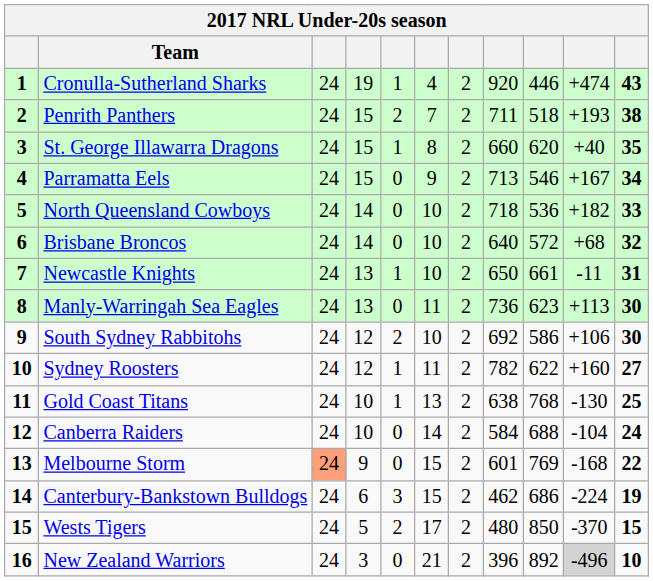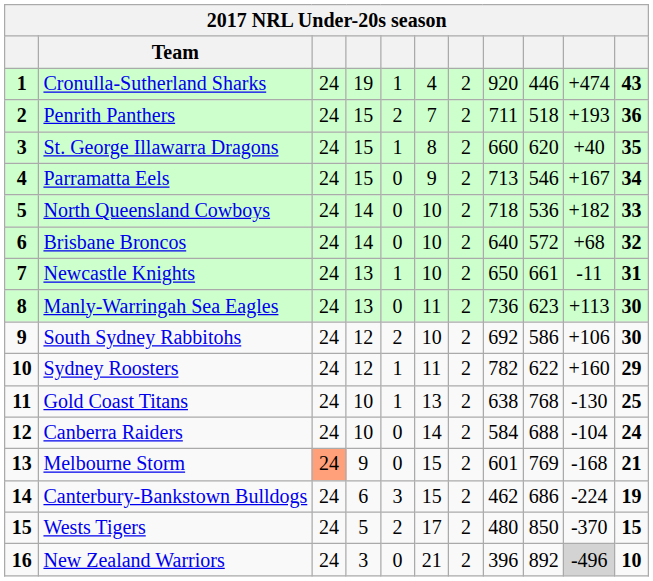(632, 115) 38 -> (632, 115) 36
(632, 369) 27 -> (632, 369) 29
(632, 464) 22 -> (632, 464) 21
